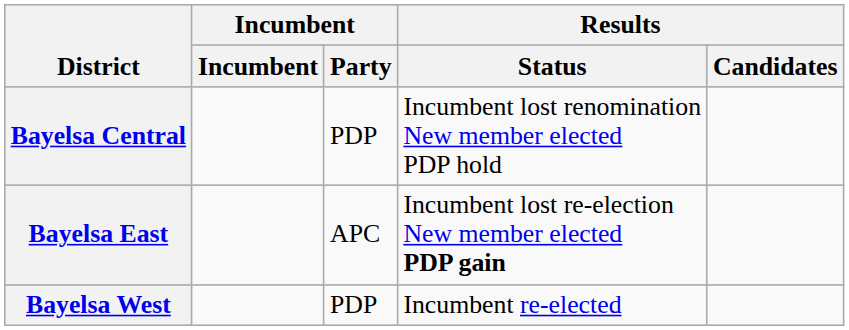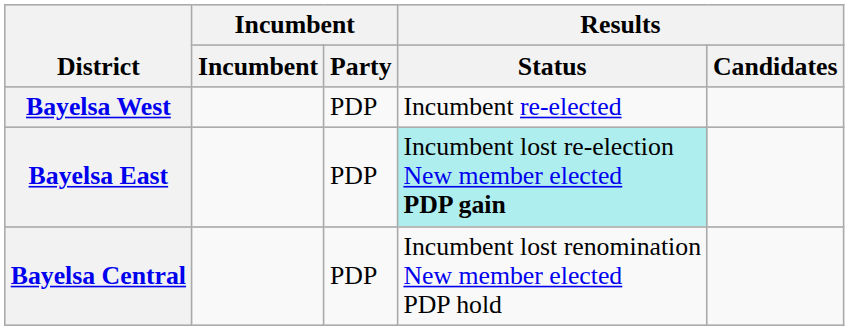rows swapped: (98, 135) <-> (98, 304)
(355, 234) APC -> (354, 176) PDP
(539, 234) no background -> (539, 176) paleturquoise background
